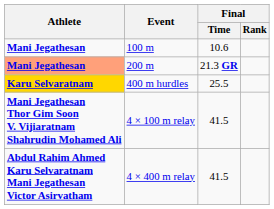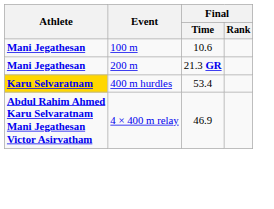(46, 66) lightsalmon background -> (46, 66) no background
(219, 84) 25.5 -> (203, 84) 53.4
- row: (161, 121)
(219, 177) 41.5 -> (203, 121) 46.9
